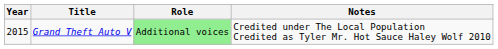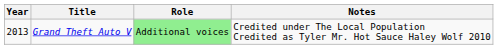(17, 32) 2015 -> (17, 32) 2013
